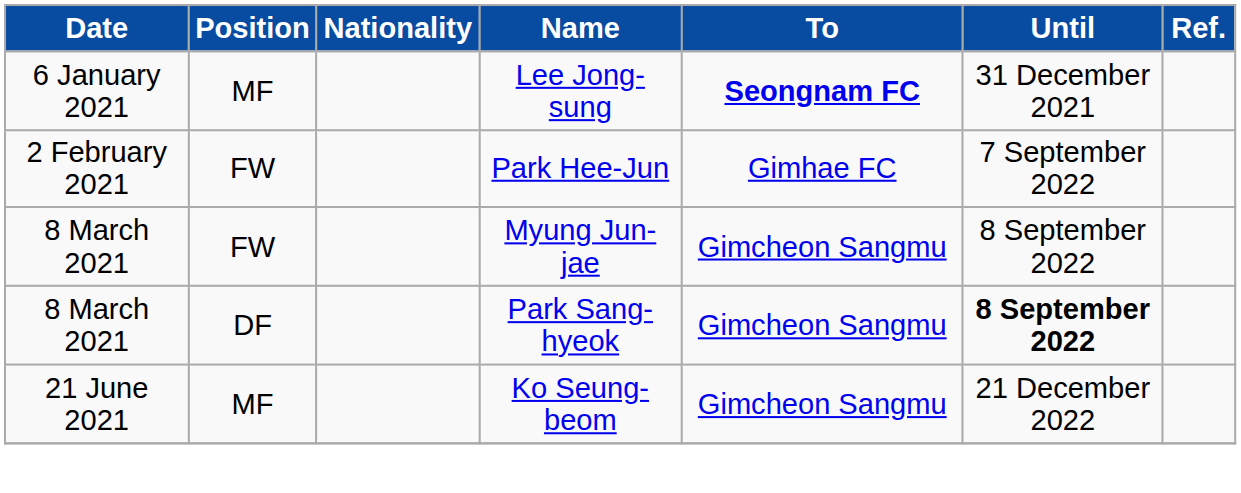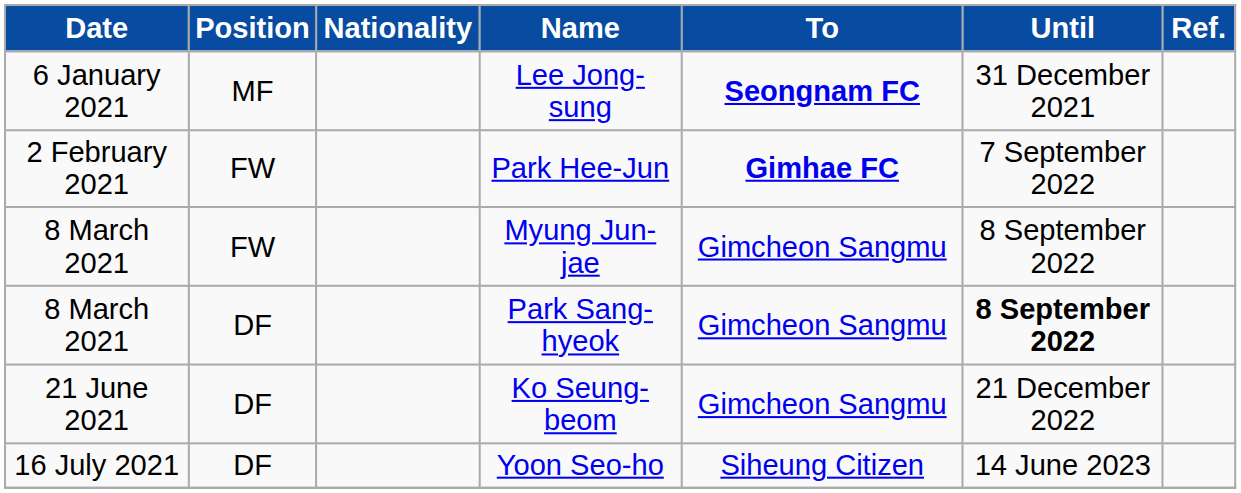(822, 169) normal -> (822, 169) bold
(253, 404) MF -> (253, 404) DF
+ row: (580, 466)
